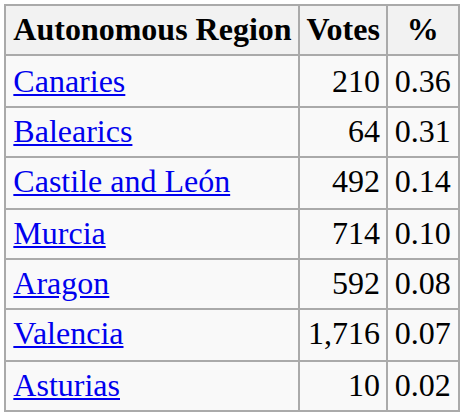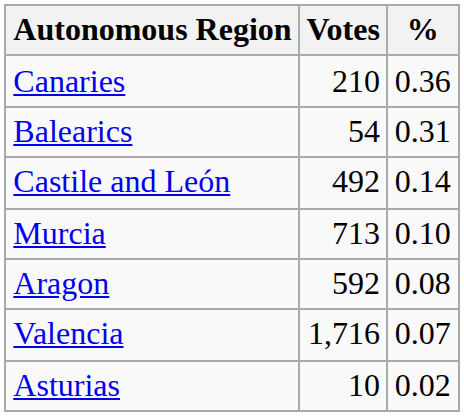(364, 131) 64 -> (364, 131) 54
(356, 232) 714 -> (356, 232) 713
